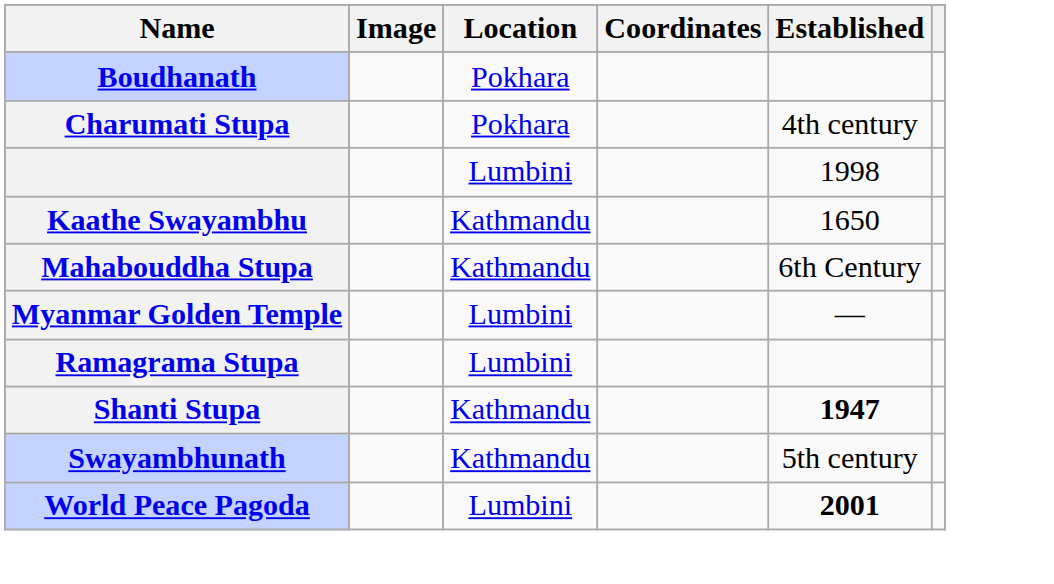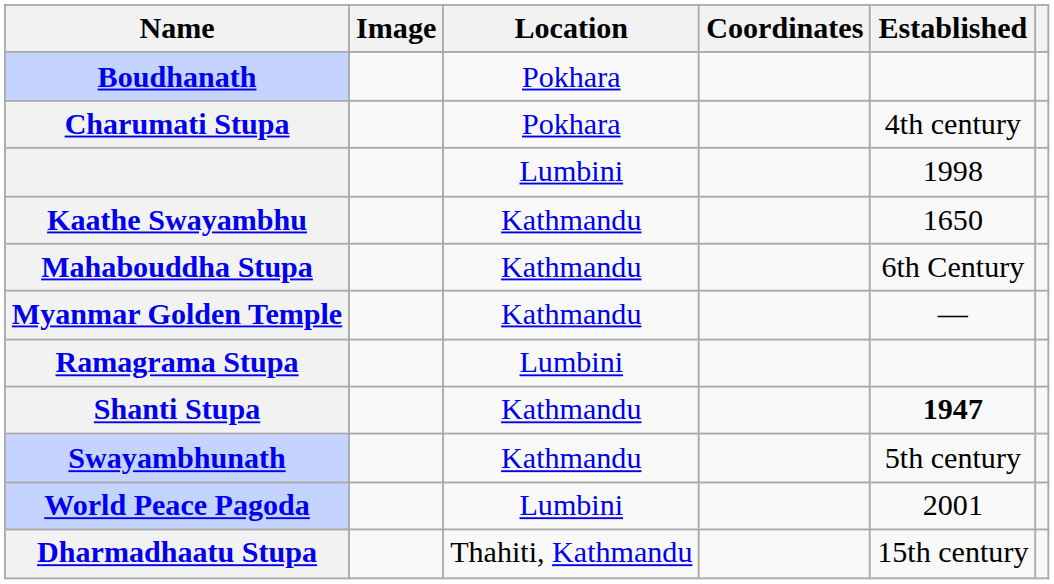(520, 314) Lumbini -> (571, 314) Kathmandu
(850, 505) bold -> (953, 505) normal
+ row: (177, 553)
